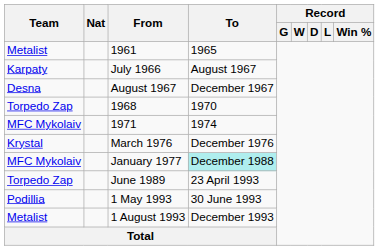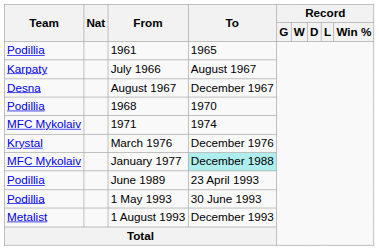(27, 50) Metalist -> (26, 50) Podillia
(40, 106) Torpedo Zap -> (26, 106) Podillia
(40, 180) Torpedo Zap -> (26, 180) Podillia
